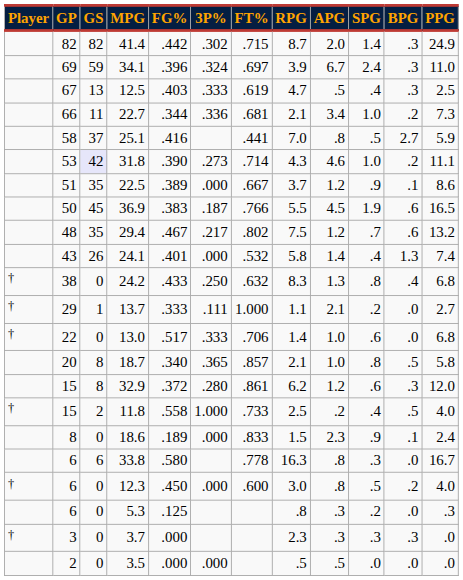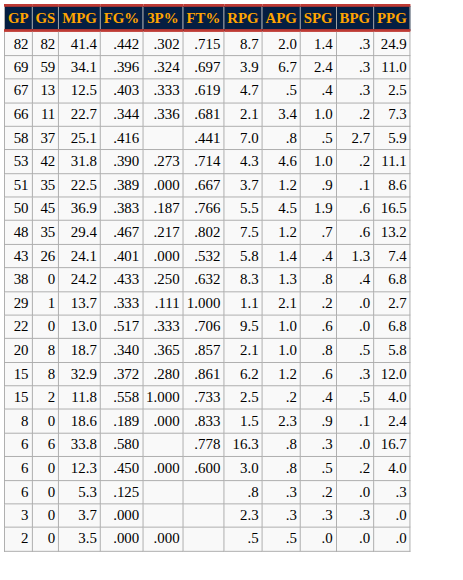- column: (29, 18)
(96, 161) lavender background -> (48, 161) no background
(297, 336) 1.4 -> (249, 326) 9.5
